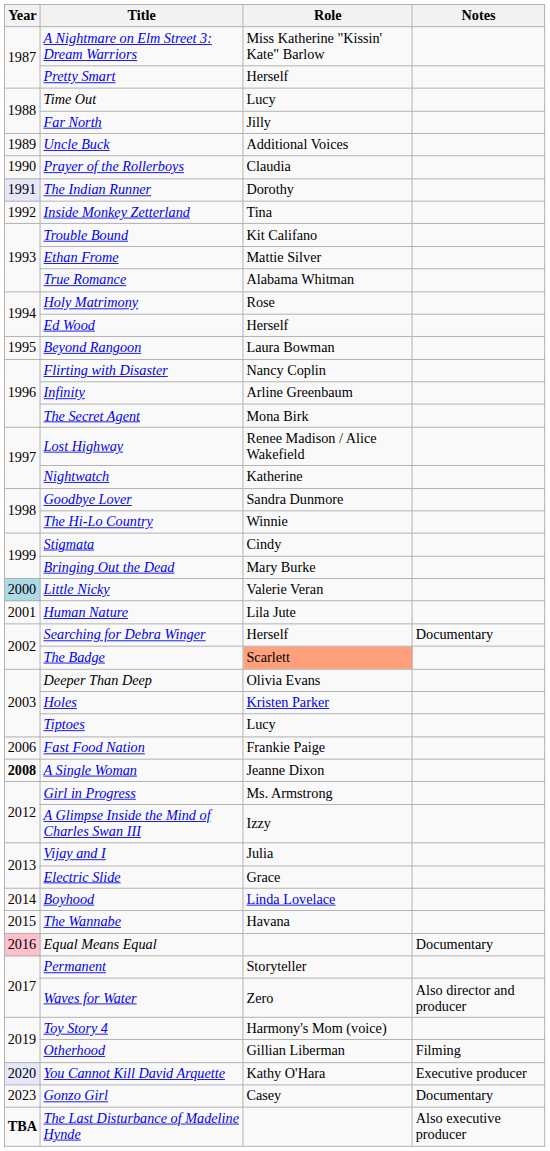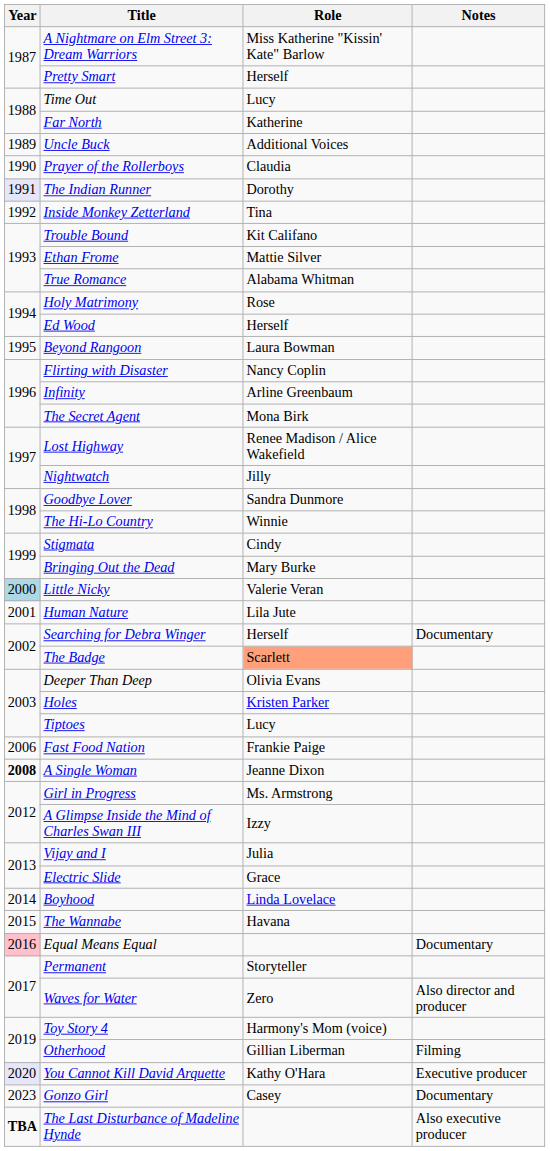(259, 122) Jilly -> (275, 122) Katherine
(275, 476) Katherine -> (259, 476) Jilly
